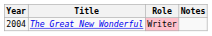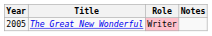(16, 24) 2004 -> (16, 24) 2005
